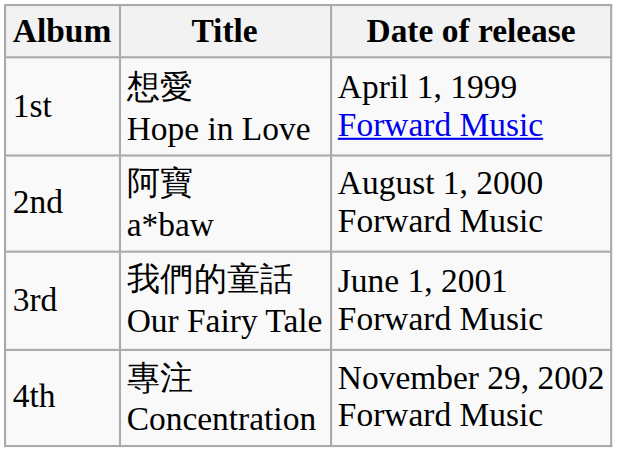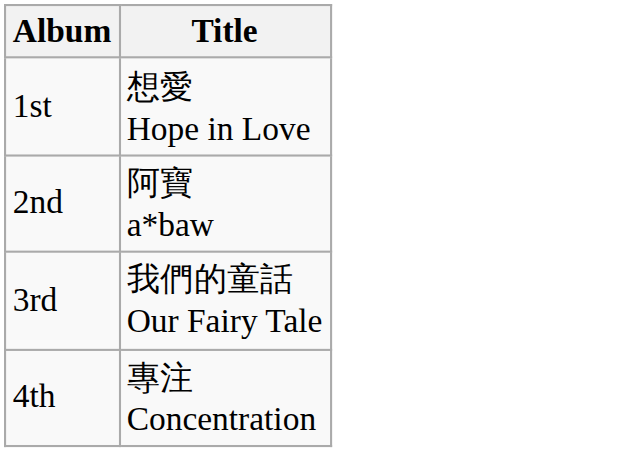- column: (471, 31)
